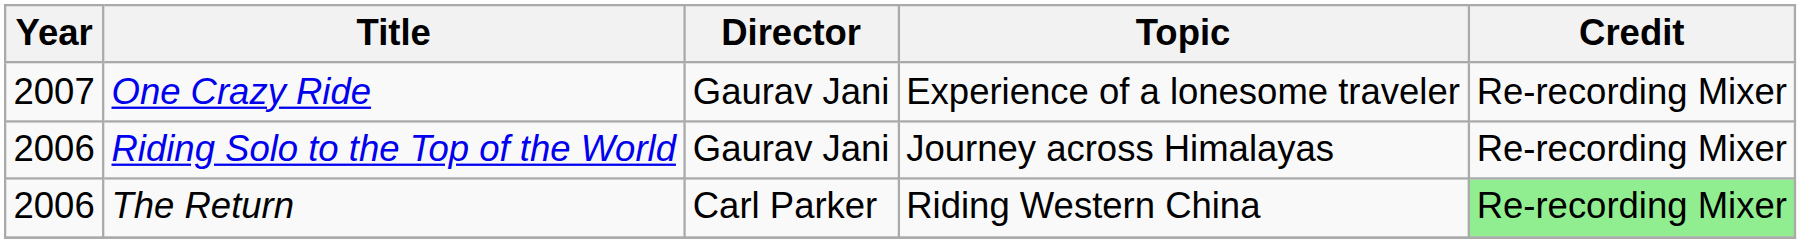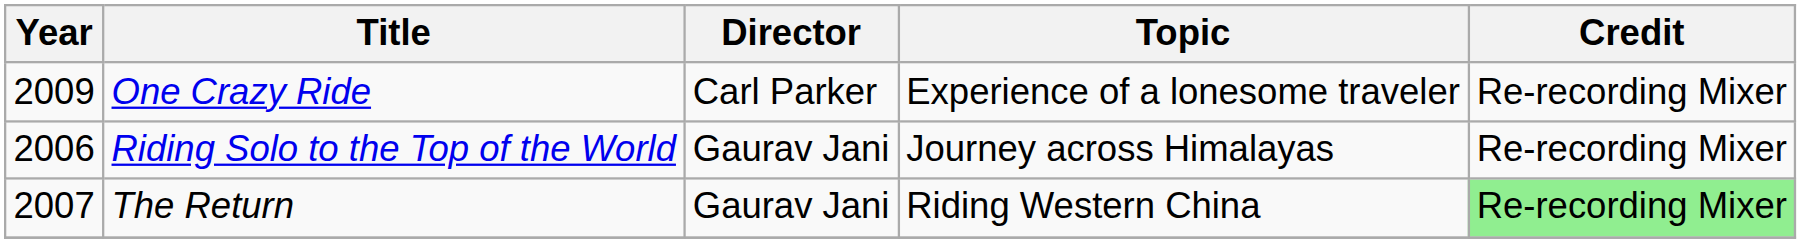(54, 91) 2007 -> (54, 91) 2009
(791, 91) Gaurav Jani -> (785, 91) Carl Parker
(54, 206) 2006 -> (54, 206) 2007
(785, 206) Carl Parker -> (791, 206) Gaurav Jani
